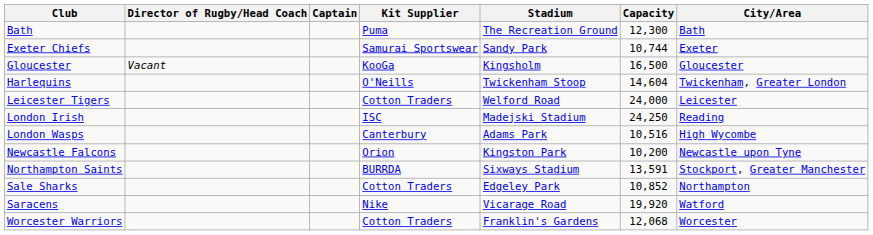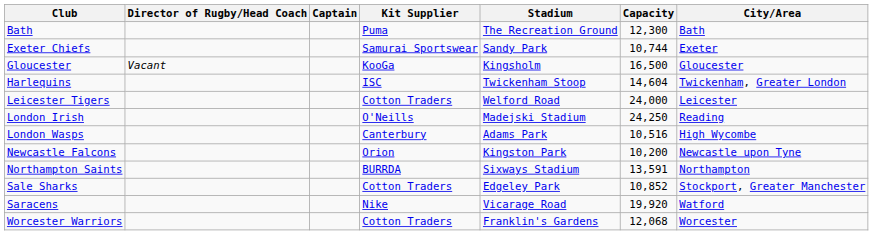(388, 83) O'Neills -> (372, 83) ISC
(372, 117) ISC -> (388, 117) O'Neills
(772, 169) Stockport, Greater Manchester -> (715, 169) Northampton
(715, 187) Northampton -> (772, 187) Stockport, Greater Manchester
